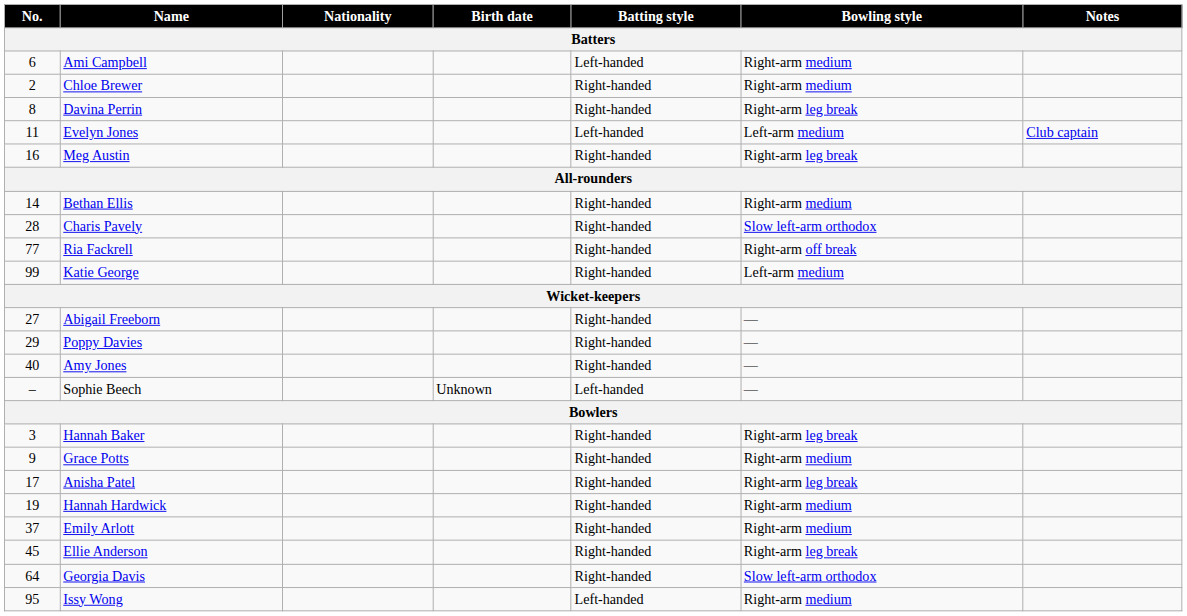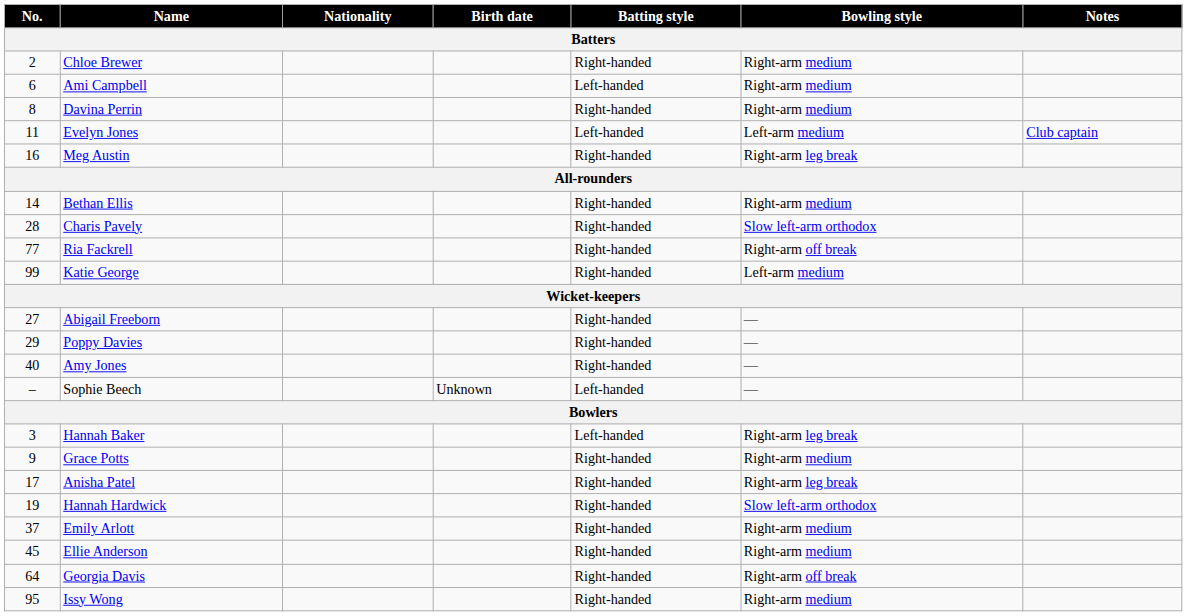rows swapped: (103, 86) <-> (105, 62)
(801, 109) Right-arm leg break -> (798, 109) Right-arm medium
(613, 435) Right-handed -> (609, 435) Left-handed
(798, 505) Right-arm medium -> (810, 505) Slow left-arm orthodox
(801, 552) Right-arm leg break -> (798, 552) Right-arm medium
(810, 575) Slow left-arm orthodox -> (800, 575) Right-arm off break
(609, 599) Left-handed -> (613, 599) Right-handed
